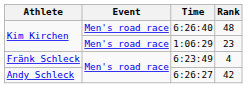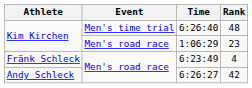(127, 28) Men's road race -> (129, 28) Men's time trial
